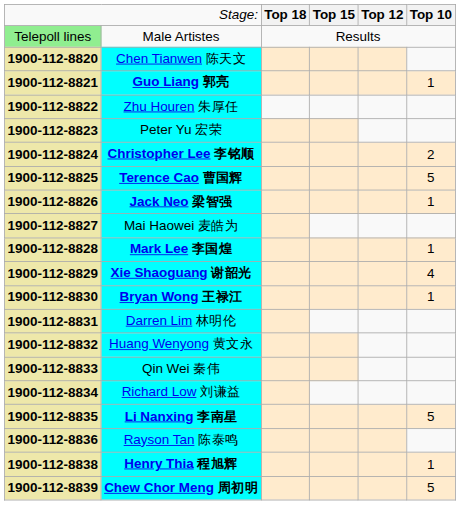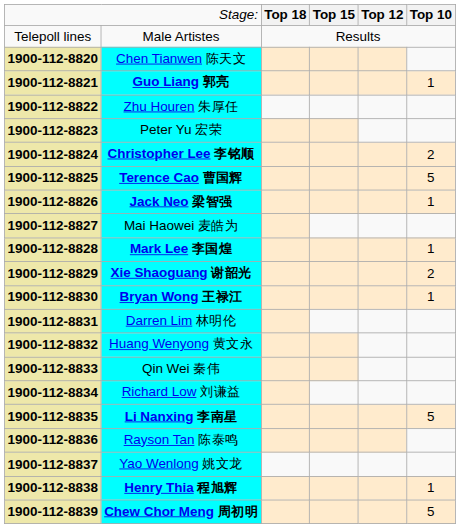(53, 36) lightgreen background -> (53, 36) no background
(431, 273) 4 -> (431, 273) 2
+ row: (181, 463)
